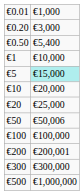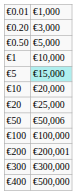(46, 43) €5,400 -> (46, 43) €5,000
+ row: (16, 182)
- row: (16, 182)
